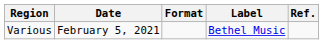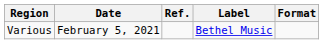columns swapped: (184, 13) <-> (303, 13)
